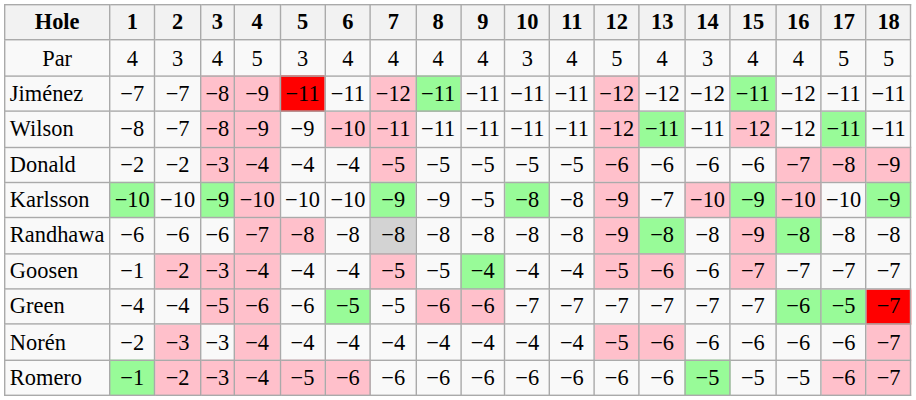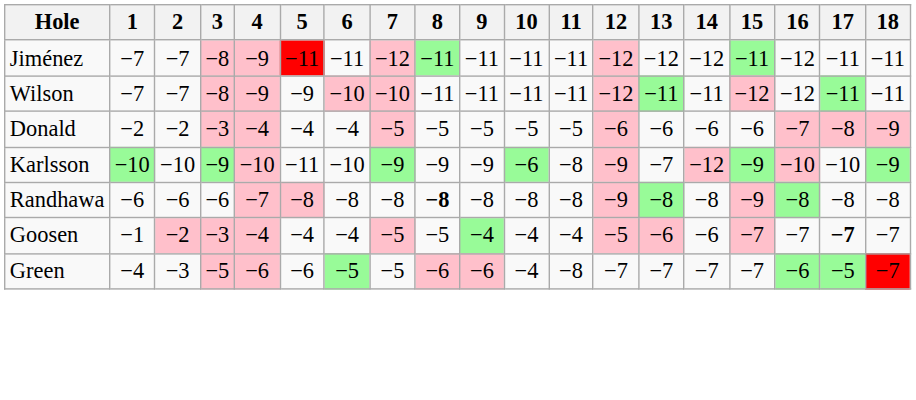- row: (57, 57)
(132, 128) −8 -> (132, 93) −7
(393, 128) −11 -> (392, 93) −10
(303, 199) −10 -> (302, 164) −11
(483, 199) −5 -> (482, 164) −9
(527, 199) −8 -> (526, 164) −6
(708, 199) −10 -> (707, 164) −12
(393, 235) lightgrey background -> (392, 199) no background
(438, 235) normal -> (437, 199) bold
(844, 270) normal -> (843, 235) bold
(178, 306) −4 -> (178, 270) −3
(527, 306) −7 -> (526, 270) −4
(572, 306) −7 -> (571, 270) −8
- row: (38, 341)
- row: (46, 377)
